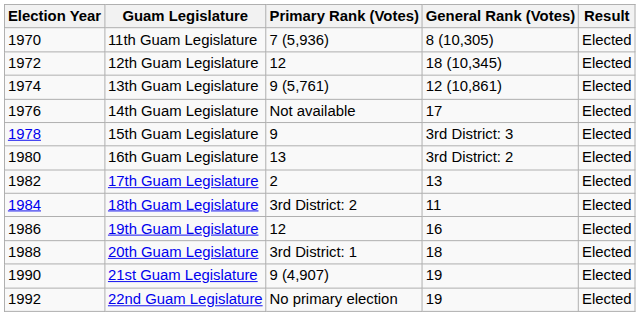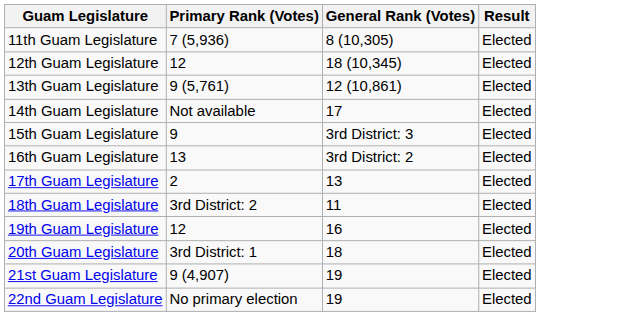- column: (54, 16)
